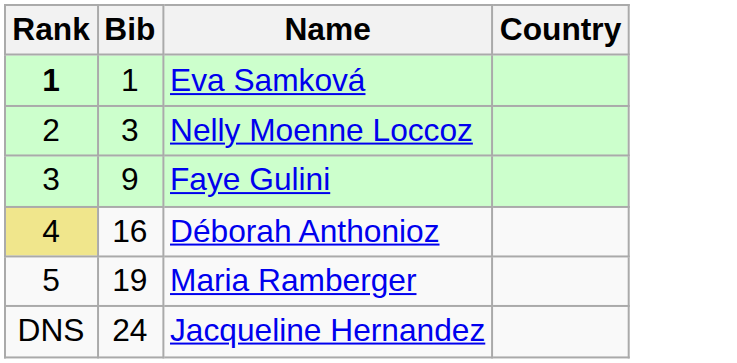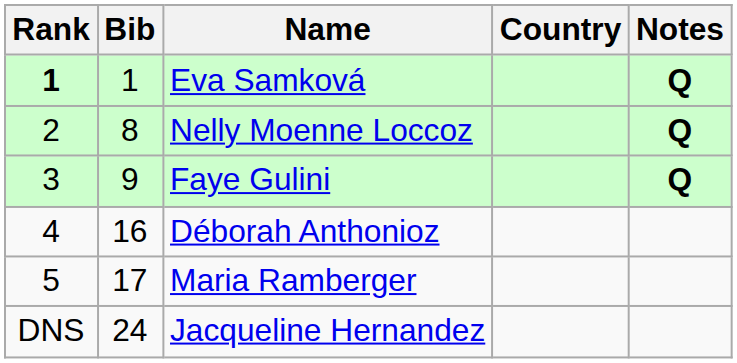+ column: (680, 29)
(130, 130) 3 -> (130, 130) 8
(51, 230) khaki background -> (51, 230) no background
(130, 280) 19 -> (130, 280) 17
